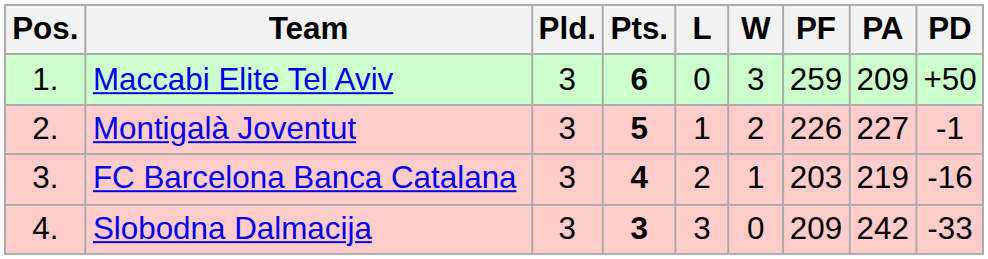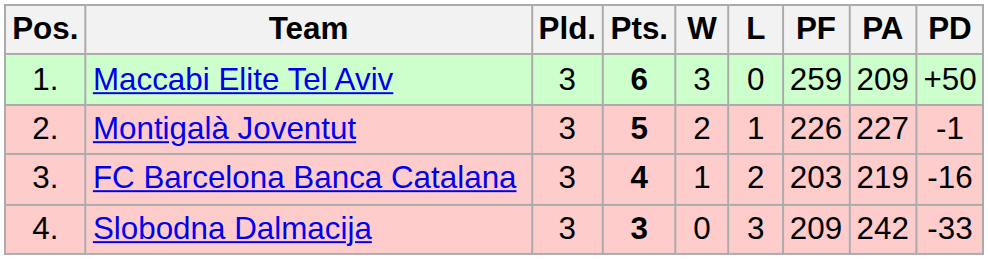columns swapped: (756, 29) <-> (702, 29)
